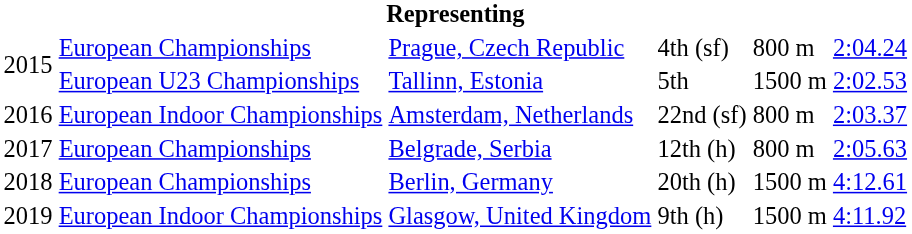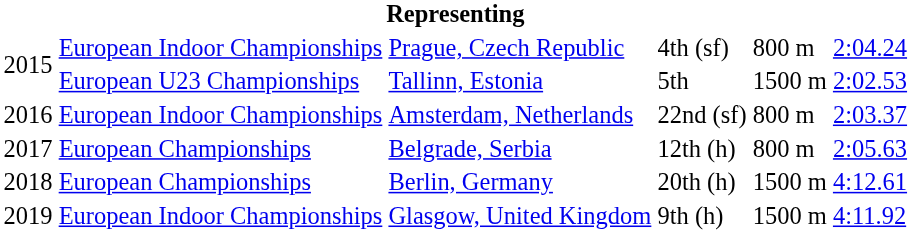(185, 47) European Championships -> (220, 47) European Indoor Championships
